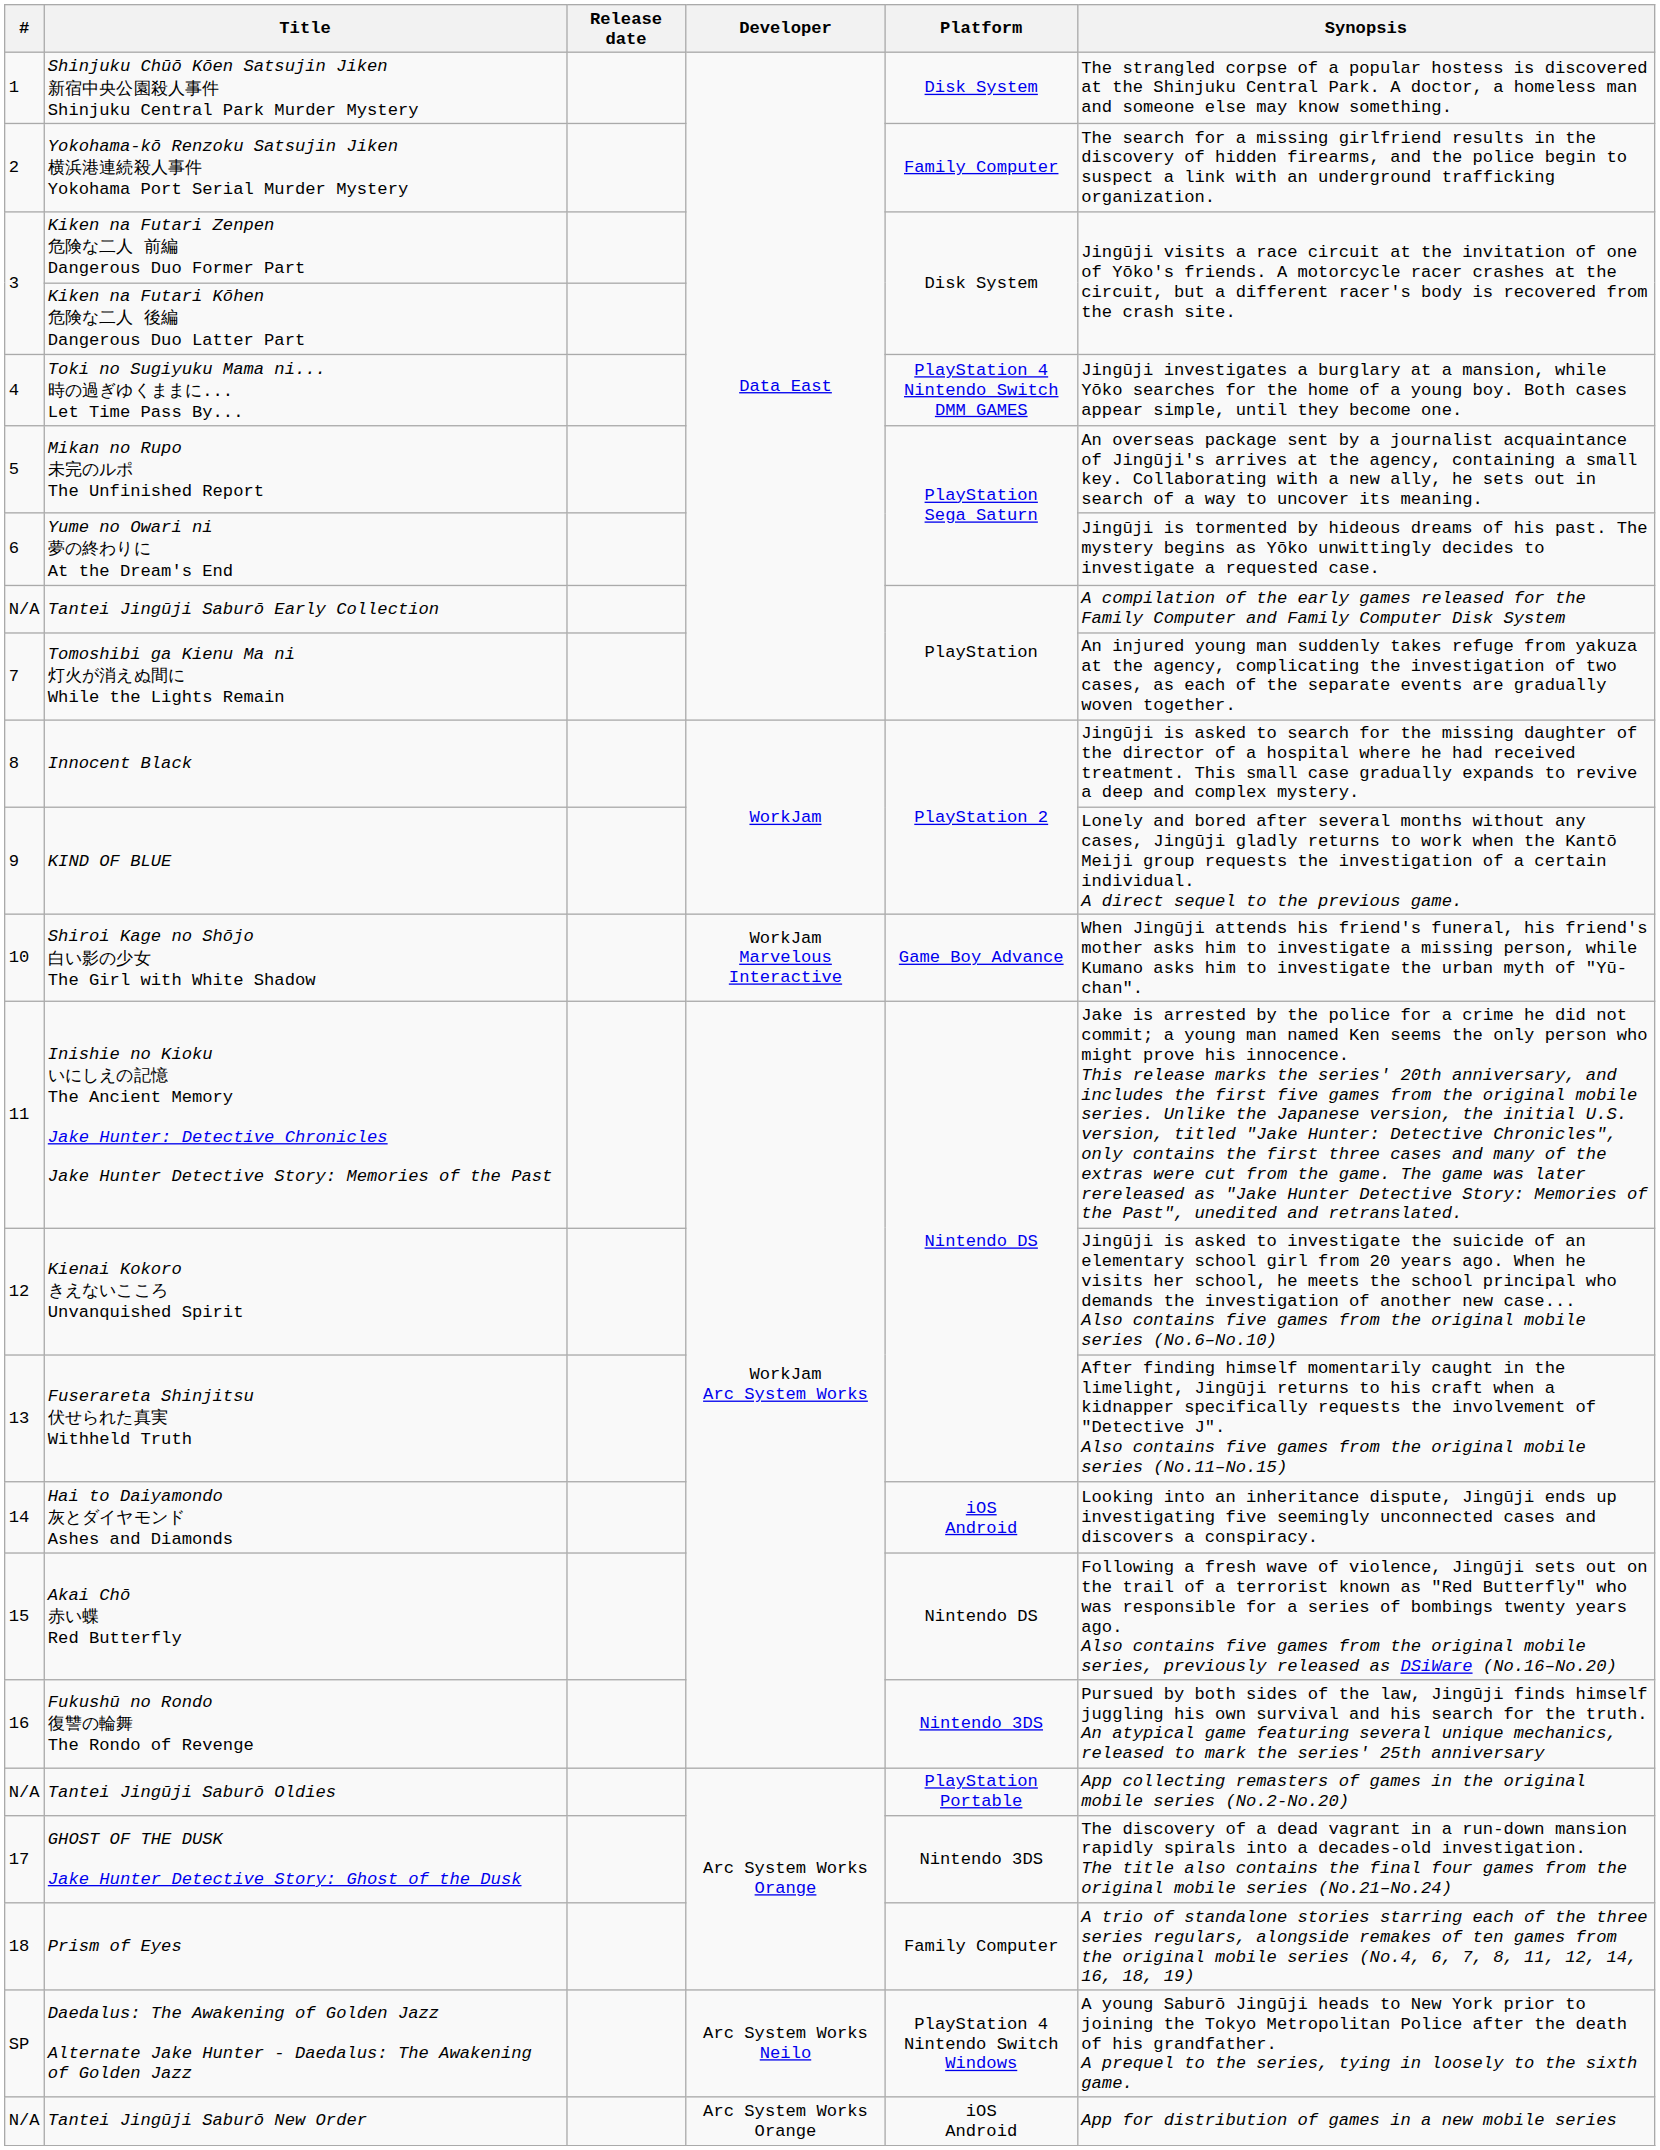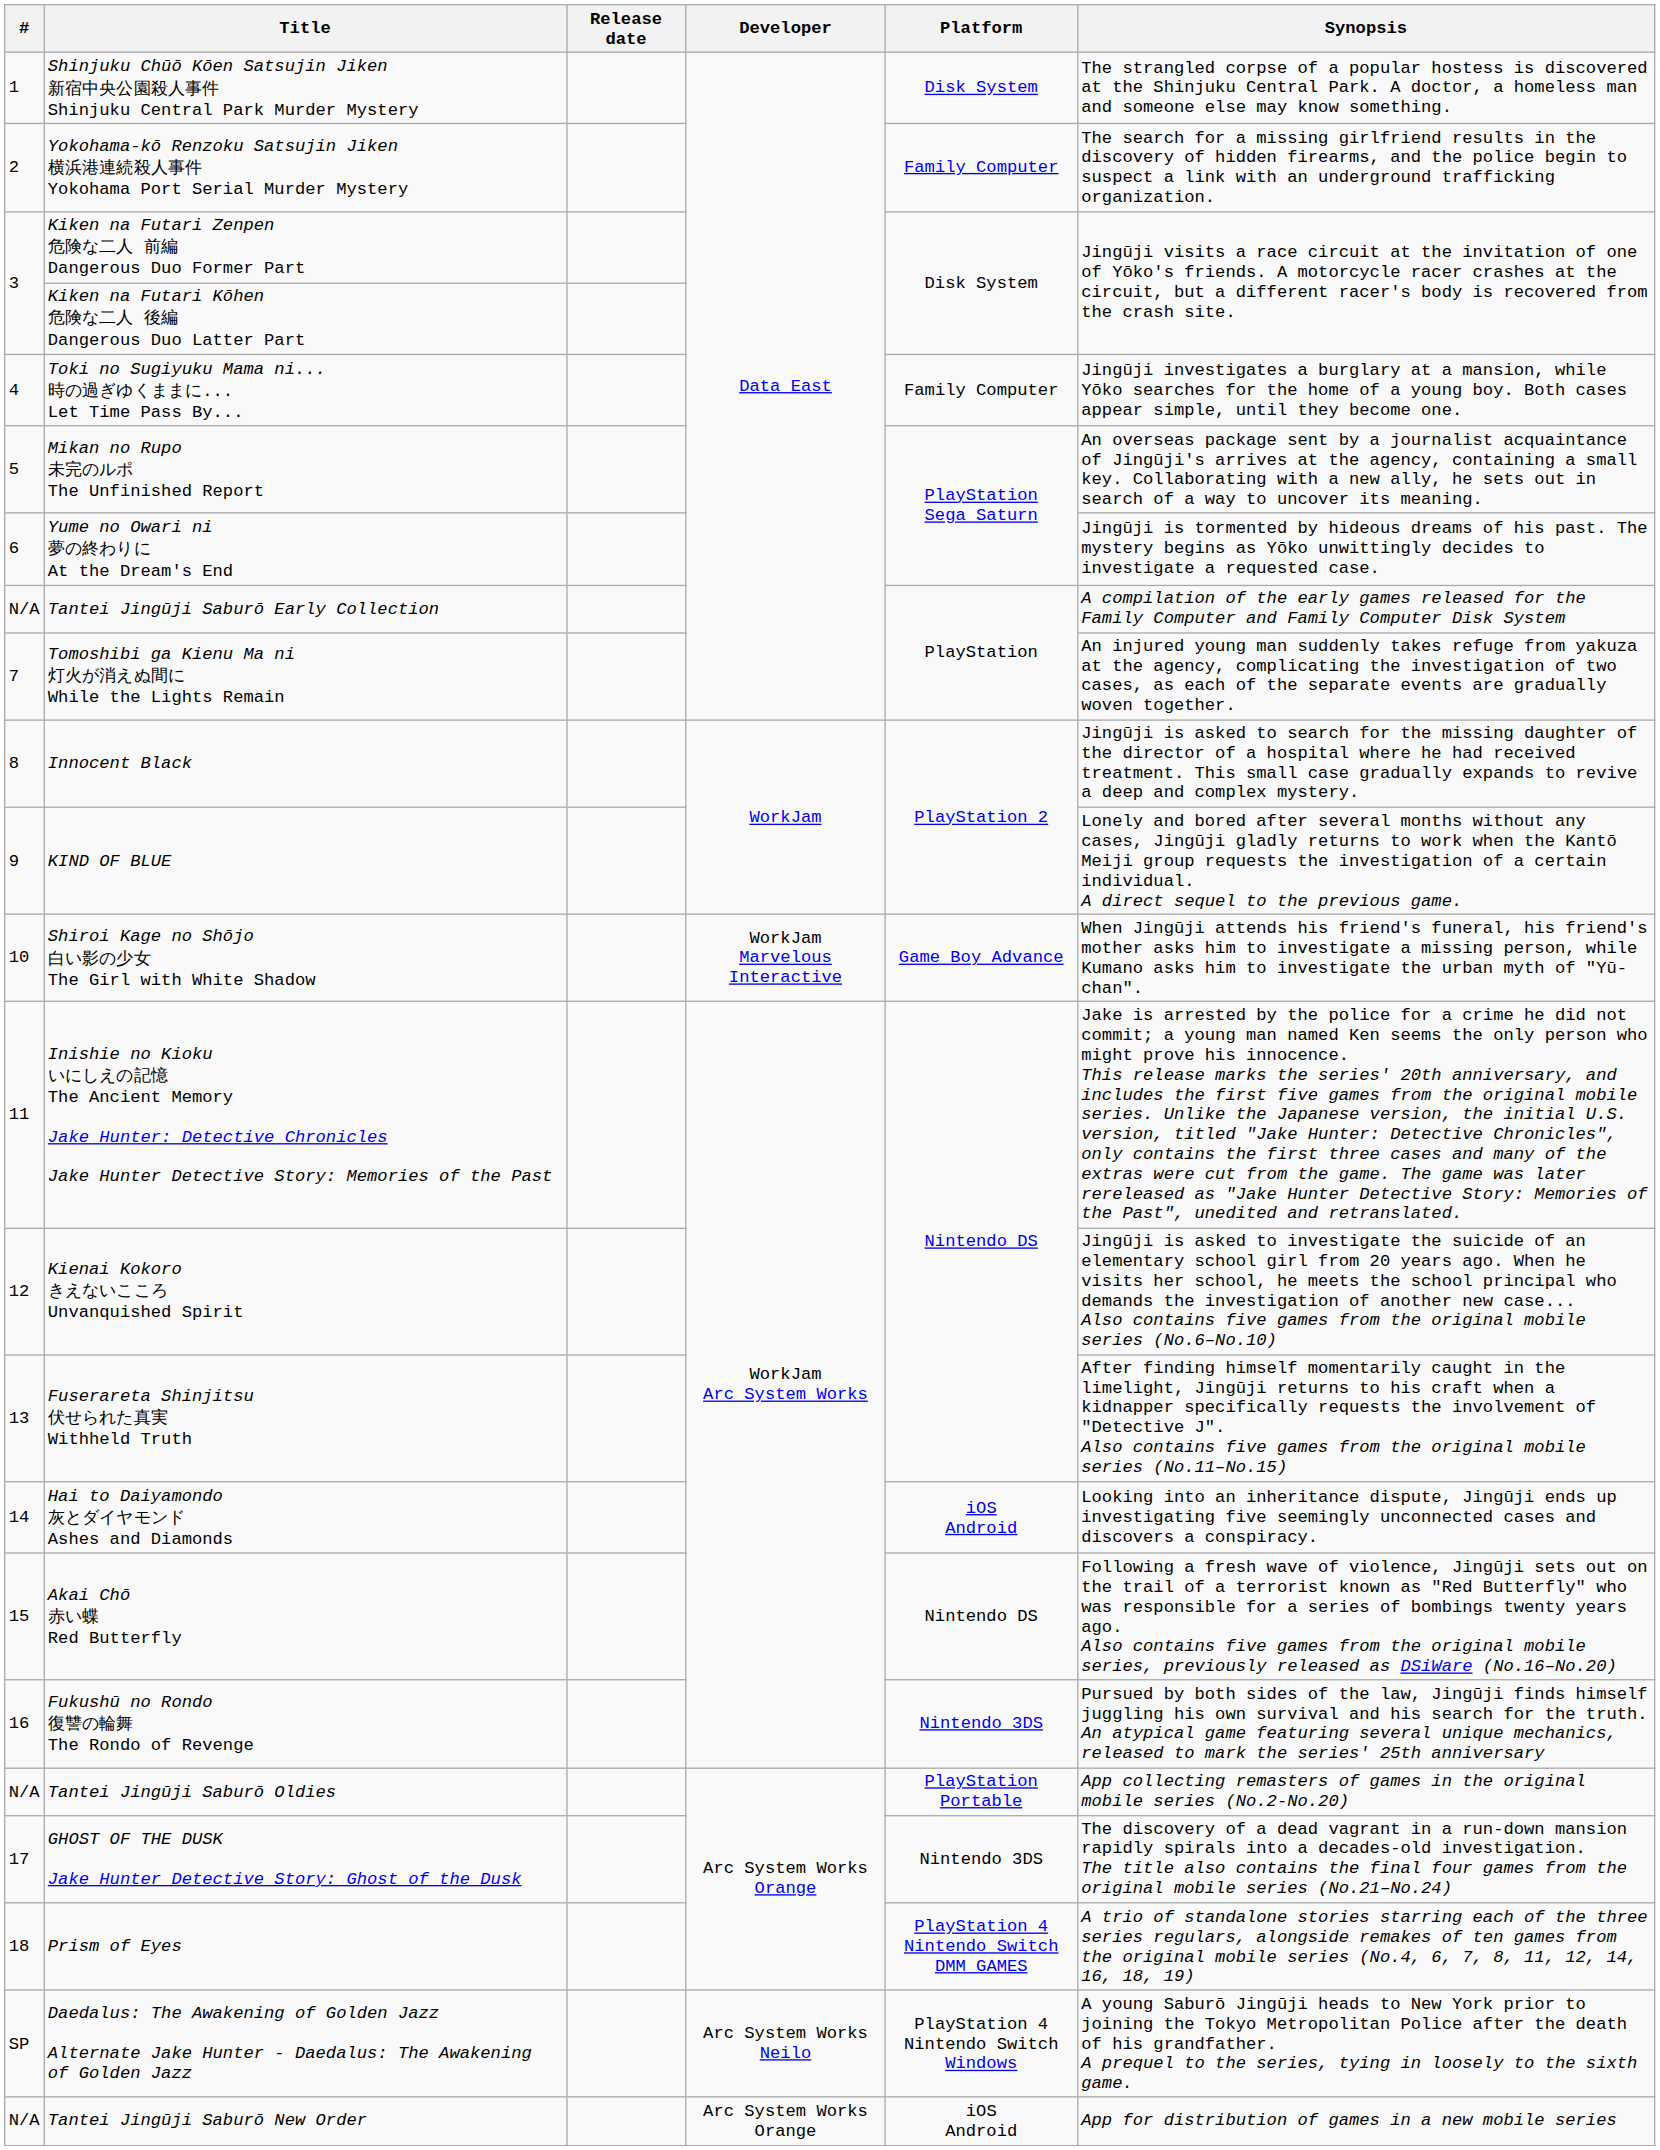(981, 390) PlayStation 4 Nintendo Switch DMM GAMES -> (981, 390) Family Computer
(981, 1946) Family Computer -> (981, 1946) PlayStation 4 Nintendo Switch DMM GAMES
